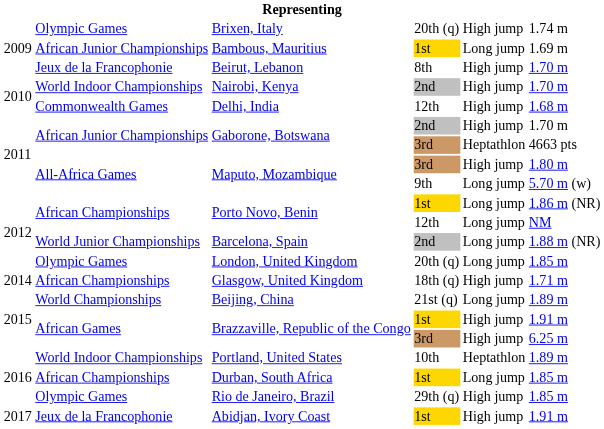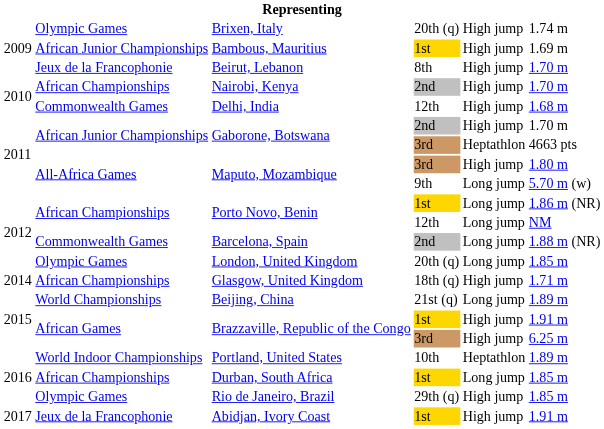(494, 48) Long jump -> (493, 48) High jump
(119, 87) World Indoor Championships -> (102, 87) African Championships
(118, 241) World Junior Championships -> (102, 241) Commonwealth Games
